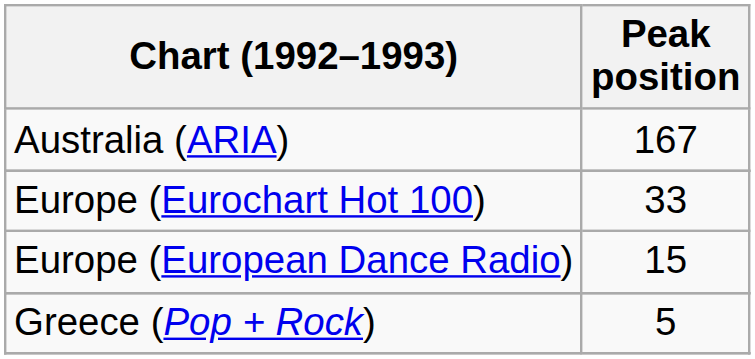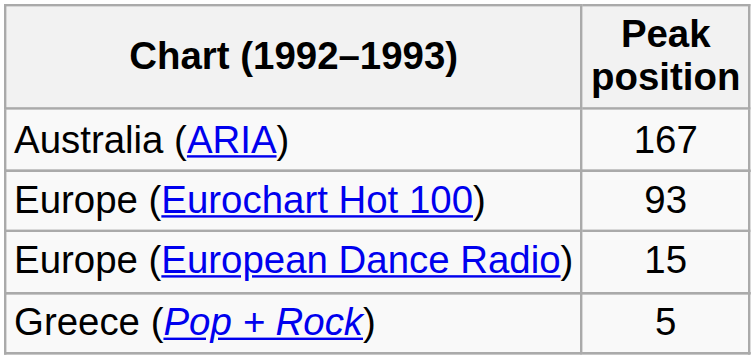(666, 199) 33 -> (666, 199) 93
